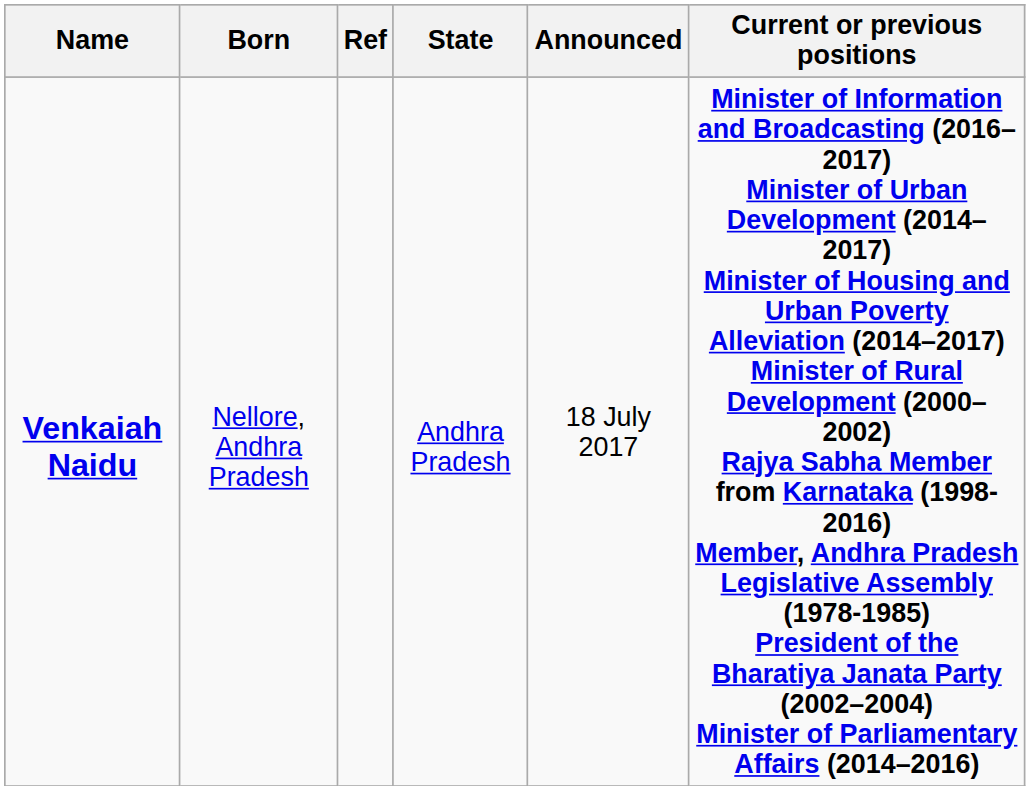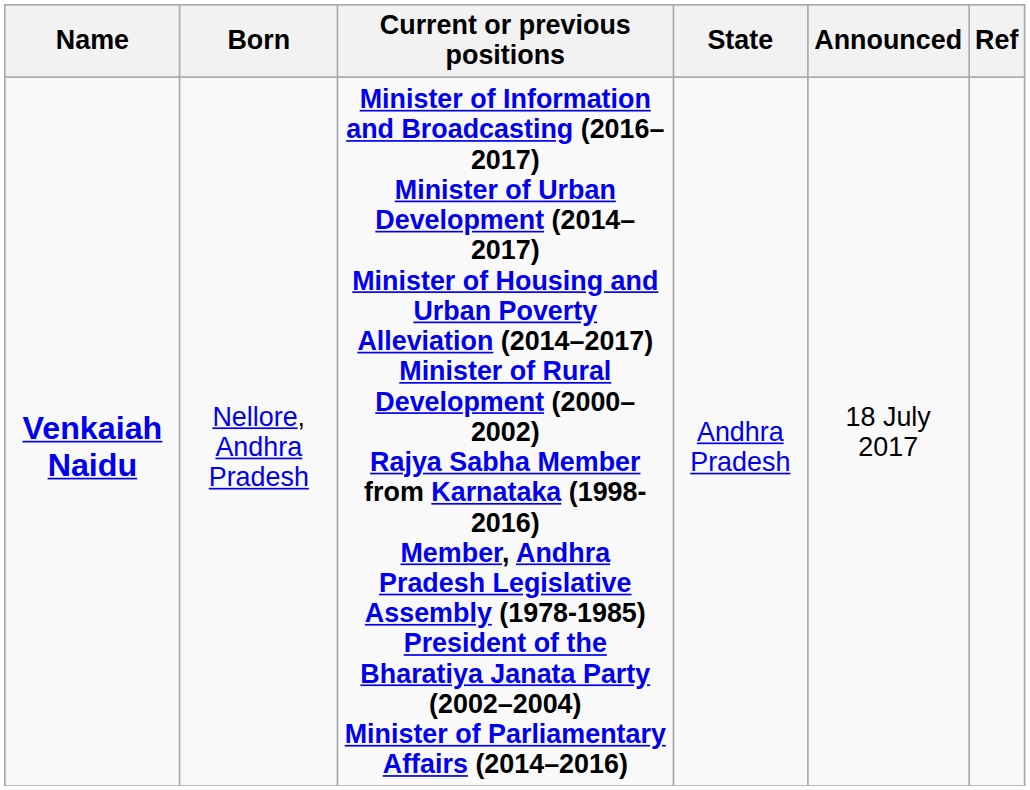columns swapped: (857, 40) <-> (365, 40)
